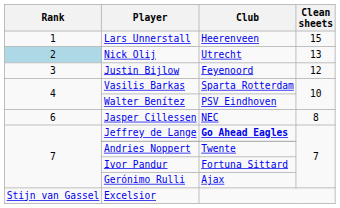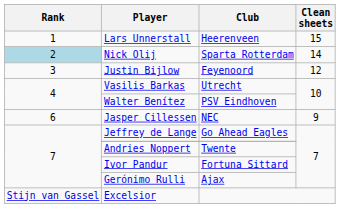(221, 55) Utrecht -> (248, 55) Sparta Rotterdam
(316, 55) 13 -> (316, 55) 14
(248, 86) Sparta Rotterdam -> (221, 86) Utrecht
(316, 117) 8 -> (316, 117) 9
(245, 133) bold -> (245, 133) normal
